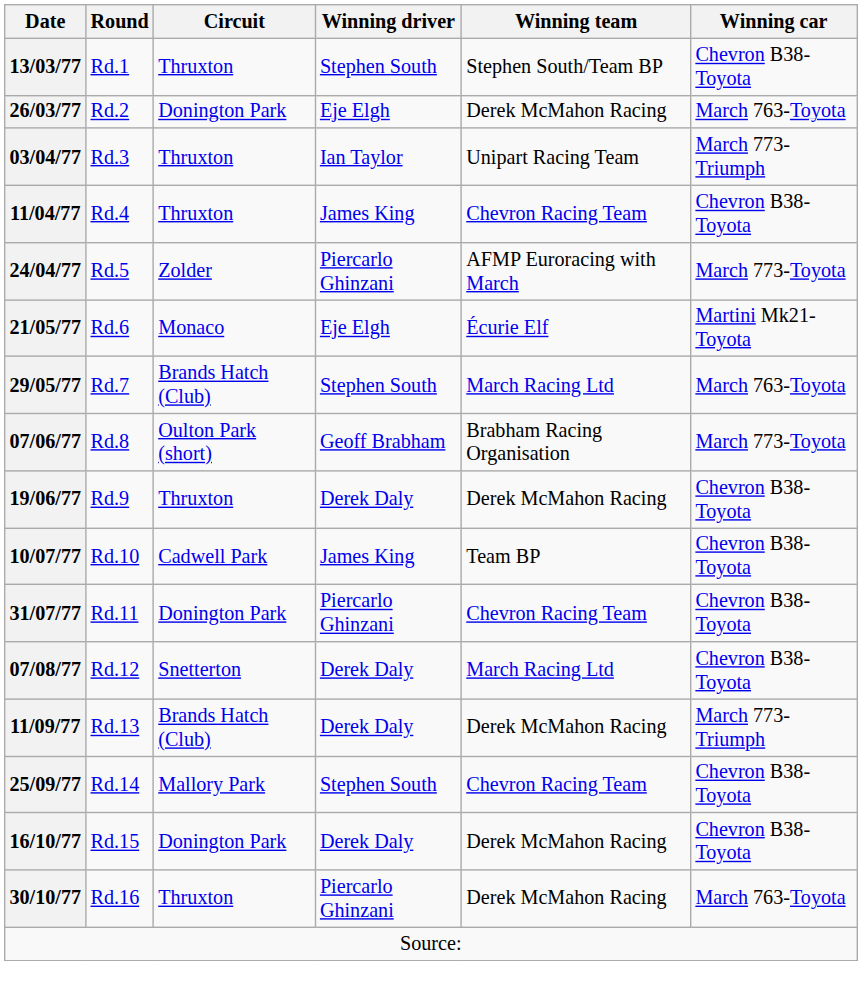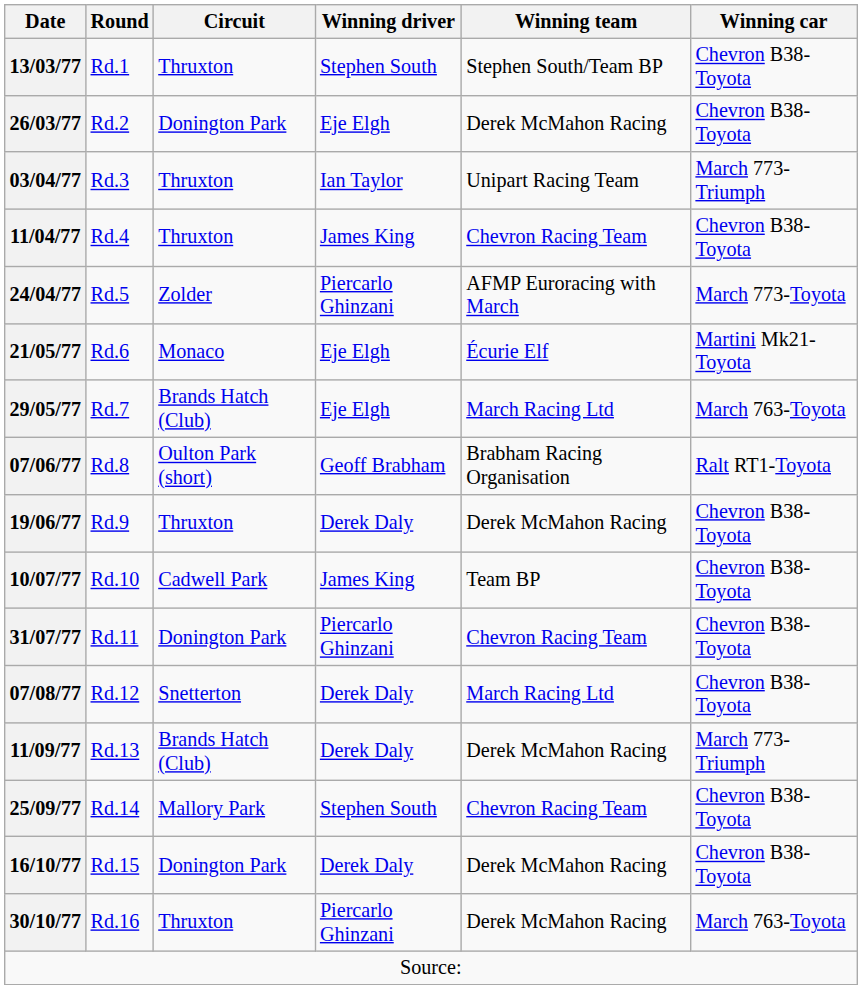(770, 111) March 763-Toyota -> (753, 123) Chevron B38-Toyota
(378, 385) Stephen South -> (355, 408) Eje Elgh
(770, 442) March 773-Toyota -> (763, 466) Ralt RT1-Toyota
